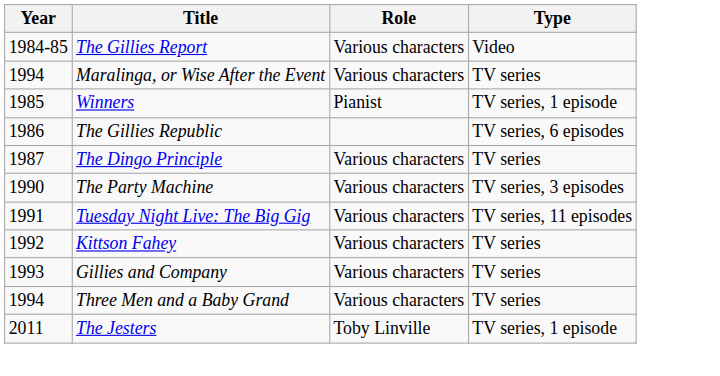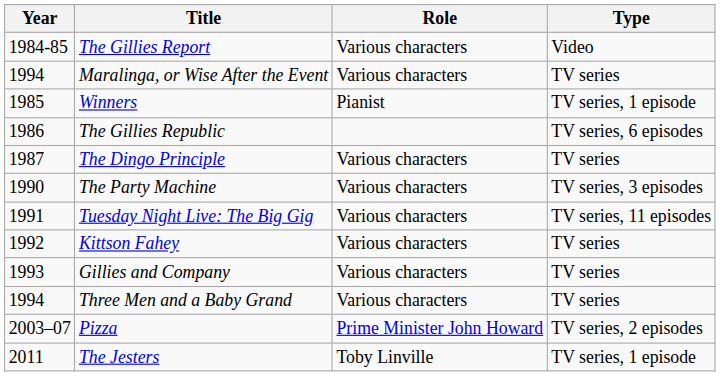+ row: (98, 328)
